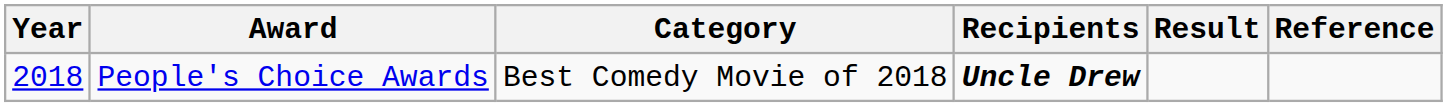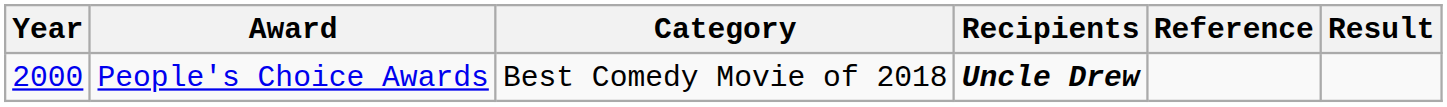columns swapped: (1207, 29) <-> (1355, 29)
(48, 78) 2018 -> (48, 78) 2000
